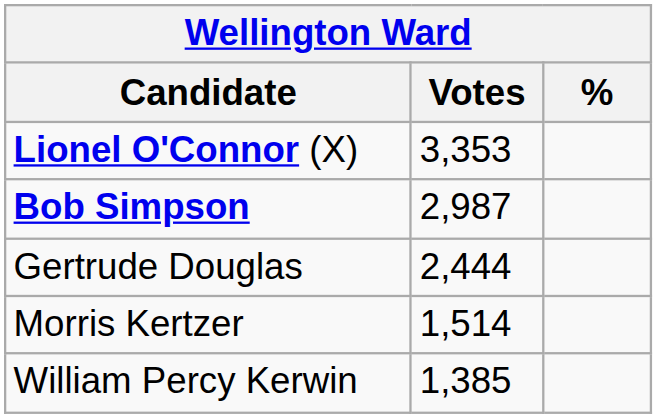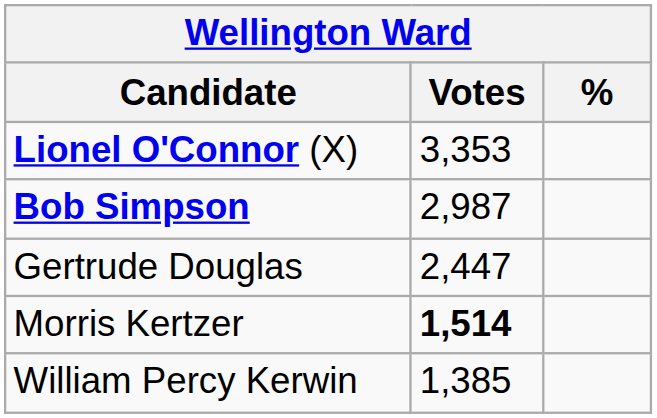(466, 265) 2,444 -> (466, 265) 2,447
(466, 324) normal -> (466, 324) bold
